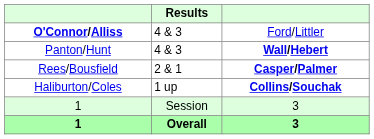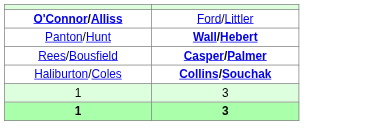- column: (187, 13)
